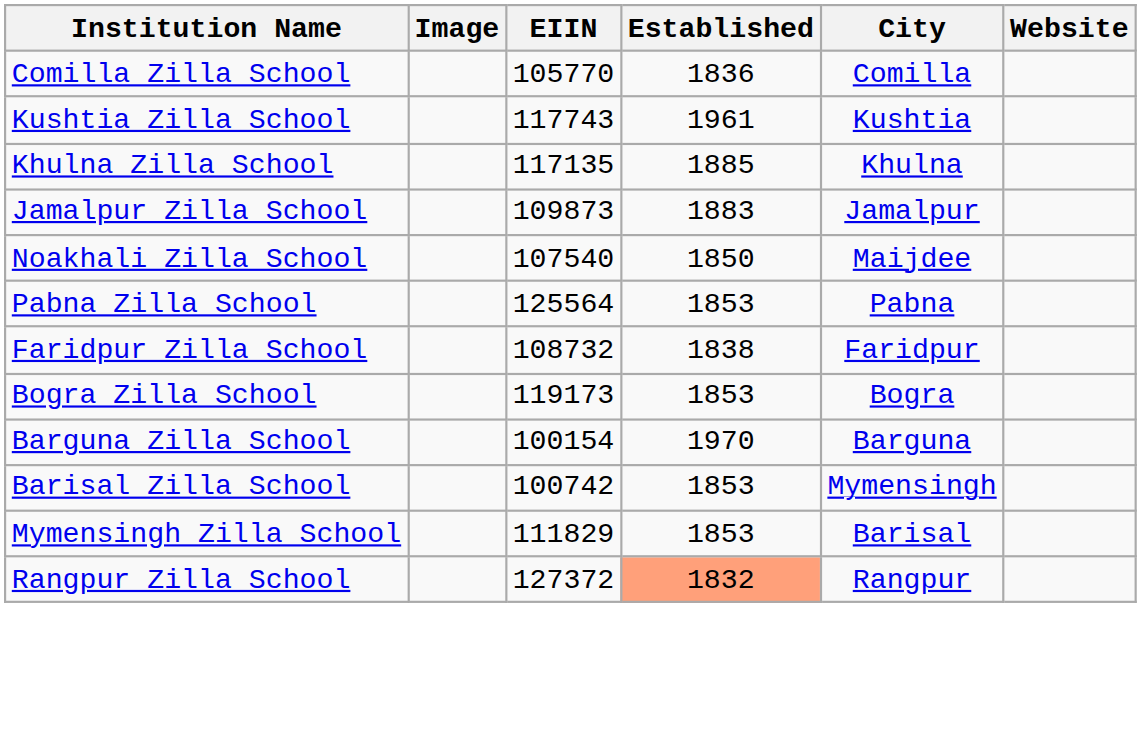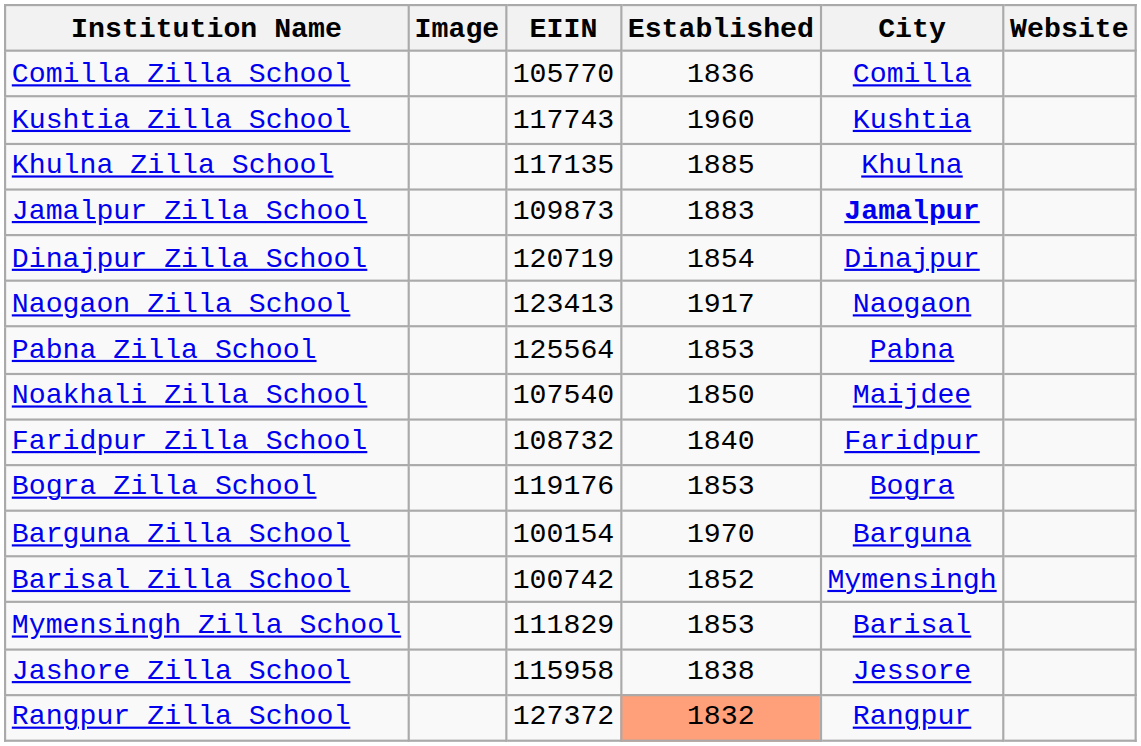(721, 120) 1961 -> (721, 120) 1960
(912, 212) normal -> (912, 212) bold
+ row: (190, 258)
+ row: (181, 304)
rows swapped: (190, 258) <-> (164, 304)
(721, 350) 1838 -> (721, 442) 1840
(563, 396) 119173 -> (563, 488) 119176
(721, 488) 1853 -> (721, 580) 1852
+ row: (181, 672)
